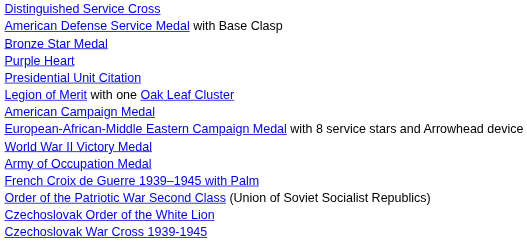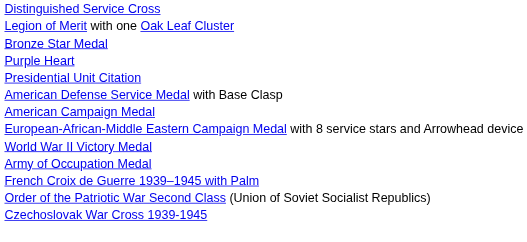rows swapped: (119, 95) <-> (144, 26)
- row: (110, 215)
